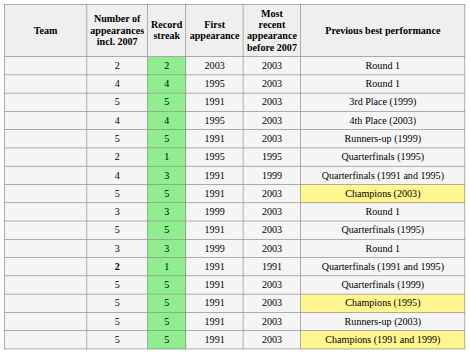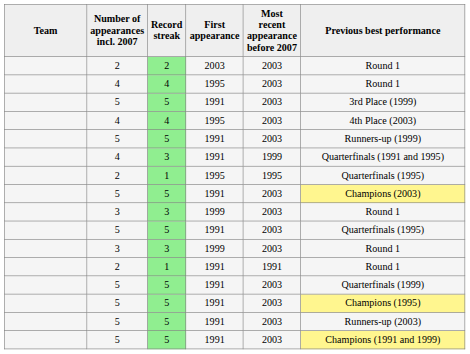rows swapped: (167, 175) <-> (167, 157)
(117, 266) bold -> (117, 266) normal
(383, 266) Quarterfinals (1991 and 1995) -> (383, 266) Round 1
